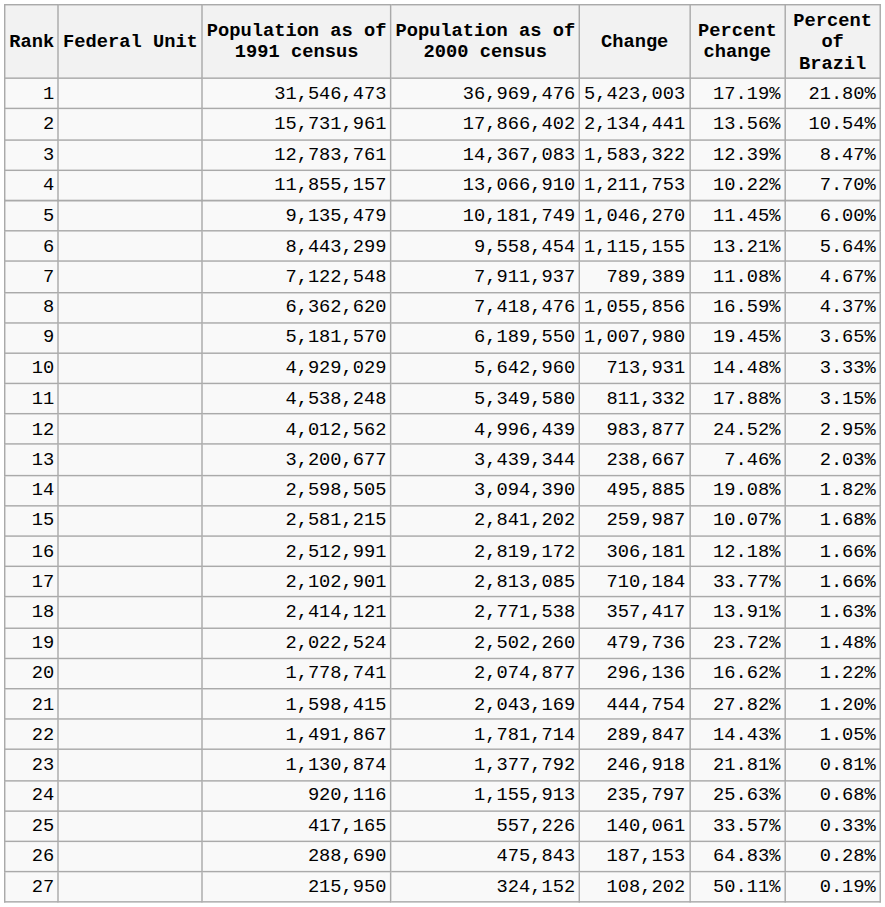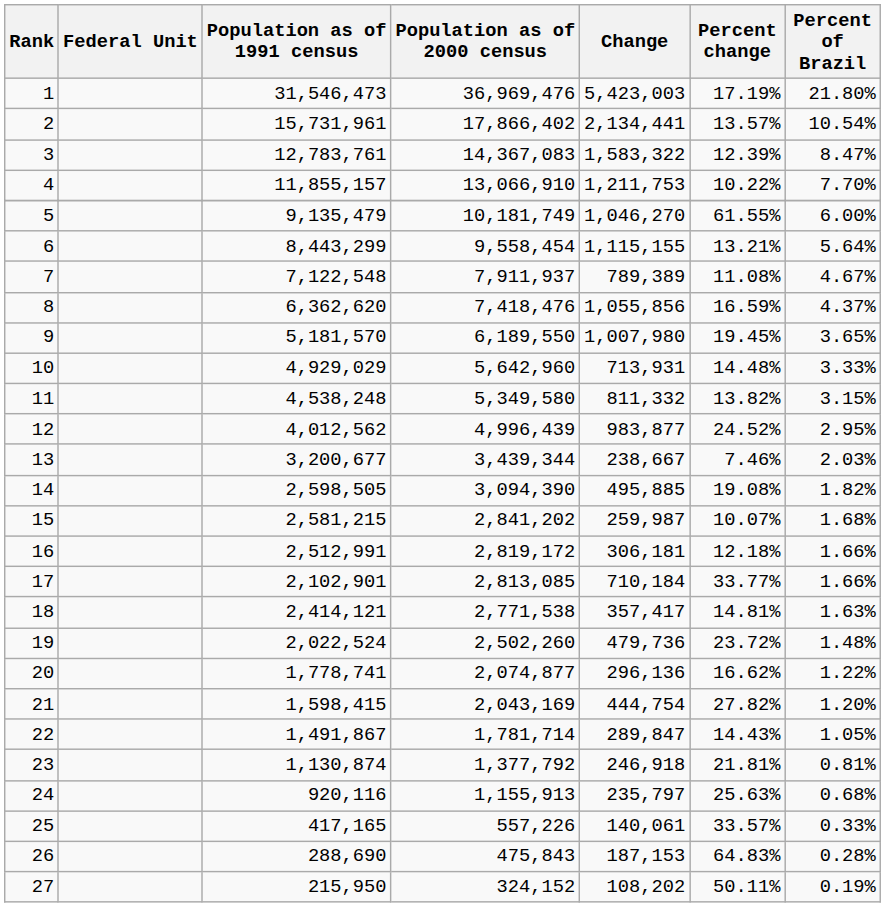(747, 124) 13.56% -> (747, 124) 13.57%
(747, 216) 11.45% -> (747, 216) 61.55%
(747, 399) 17.88% -> (747, 399) 13.82%
(747, 612) 13.91% -> (747, 612) 14.81%
